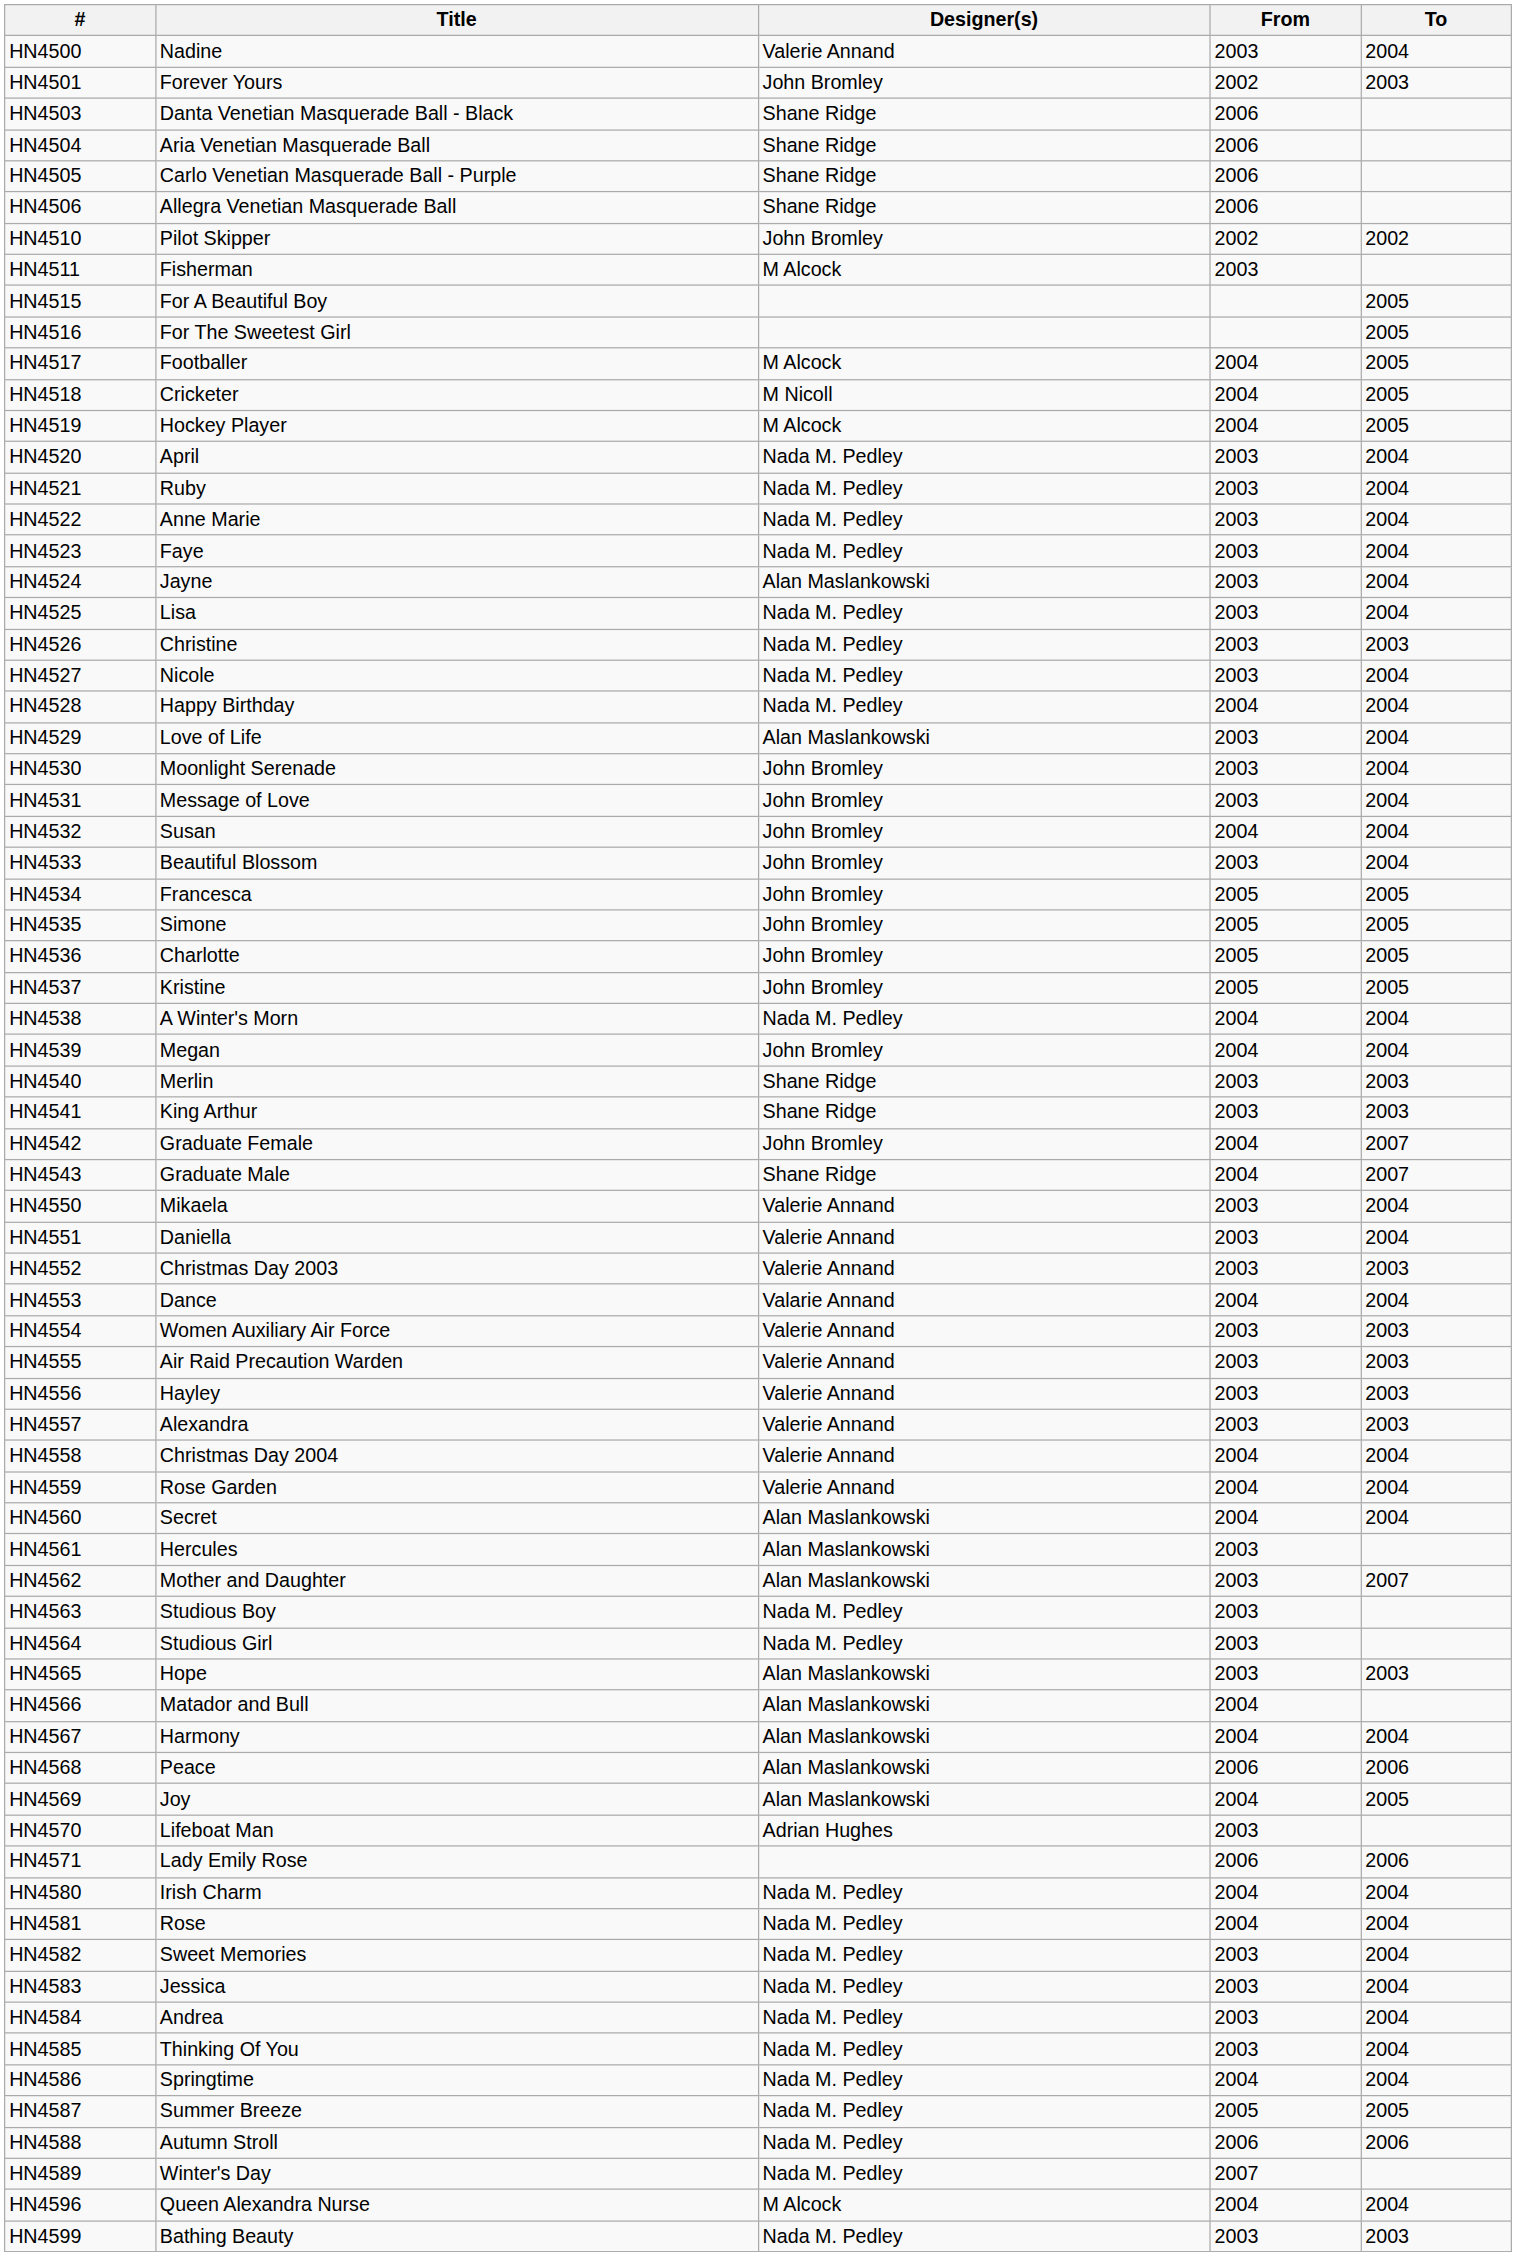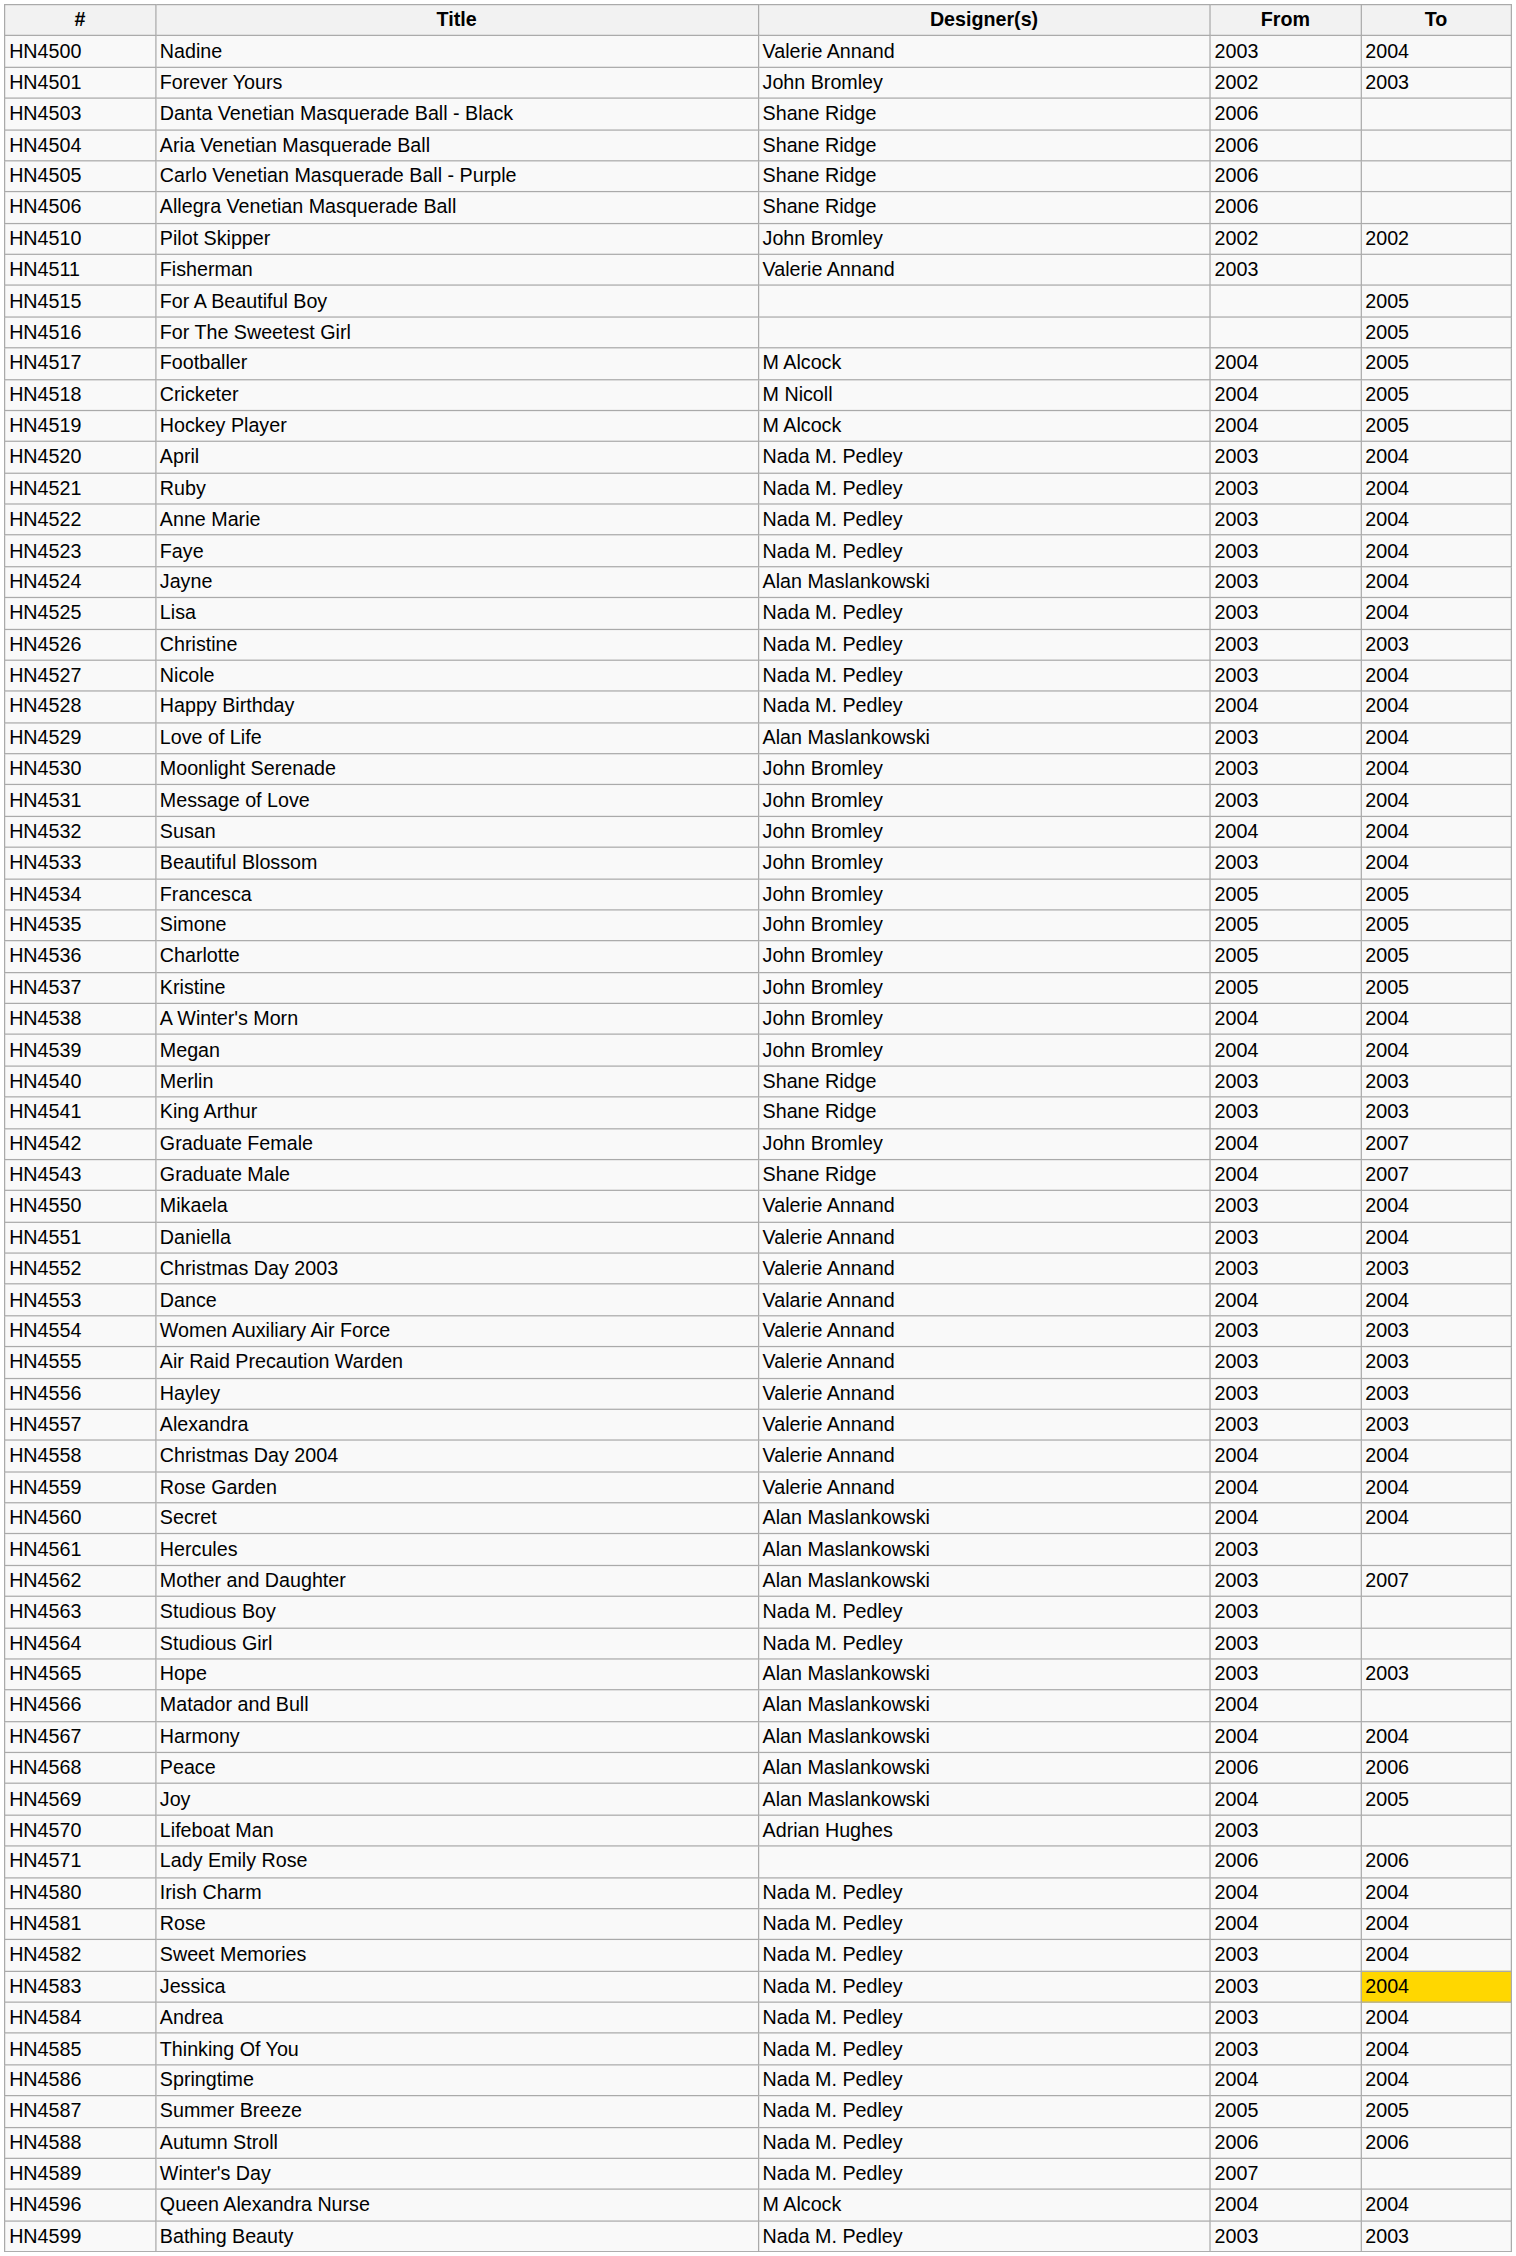(802, 269) M Alcock -> (829, 269) Valerie Annand
(833, 1018) Nada M. Pedley -> (823, 1018) John Bromley
(1387, 1986) no background -> (1387, 1986) gold background
